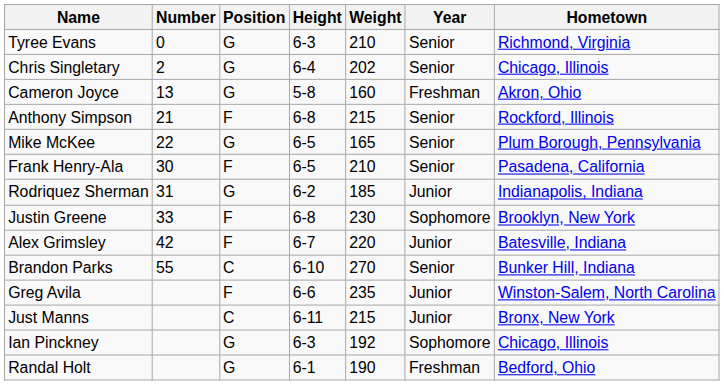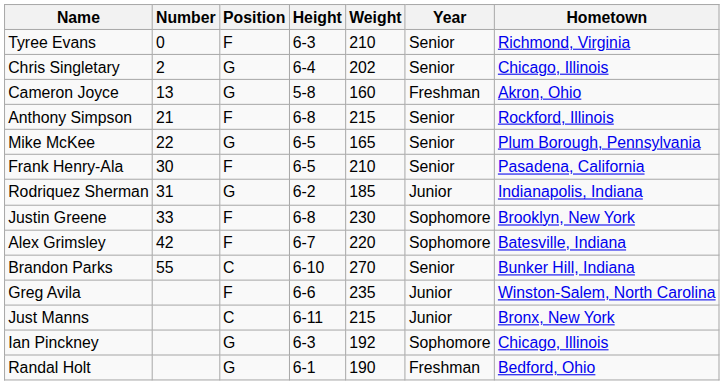(229, 42) G -> (228, 42) F
(430, 242) Junior -> (450, 242) Sophomore
